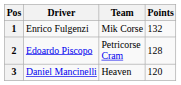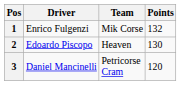(121, 51) Petricorse Cram -> (116, 45) Heaven
(155, 51) 128 -> (155, 45) 130
(116, 72) Heaven -> (121, 67) Petricorse Cram
